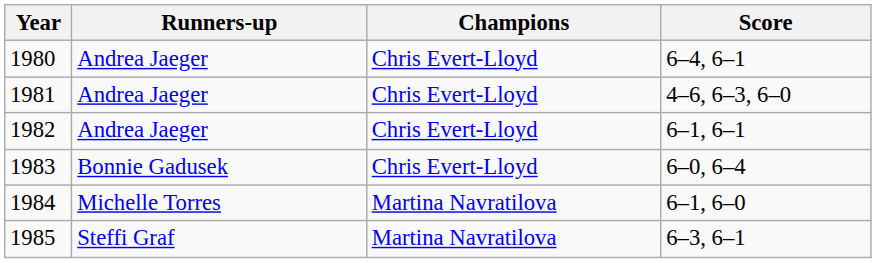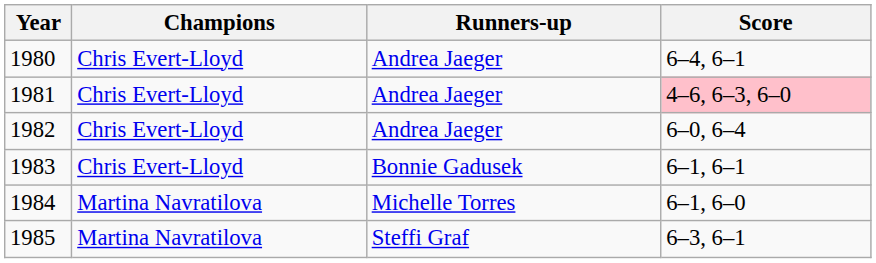columns swapped: (514, 22) <-> (219, 22)
(729, 94) no background -> (729, 94) pink background
(706, 130) 6–1, 6–1 -> (706, 130) 6–0, 6–4
(706, 166) 6–0, 6–4 -> (706, 166) 6–1, 6–1
